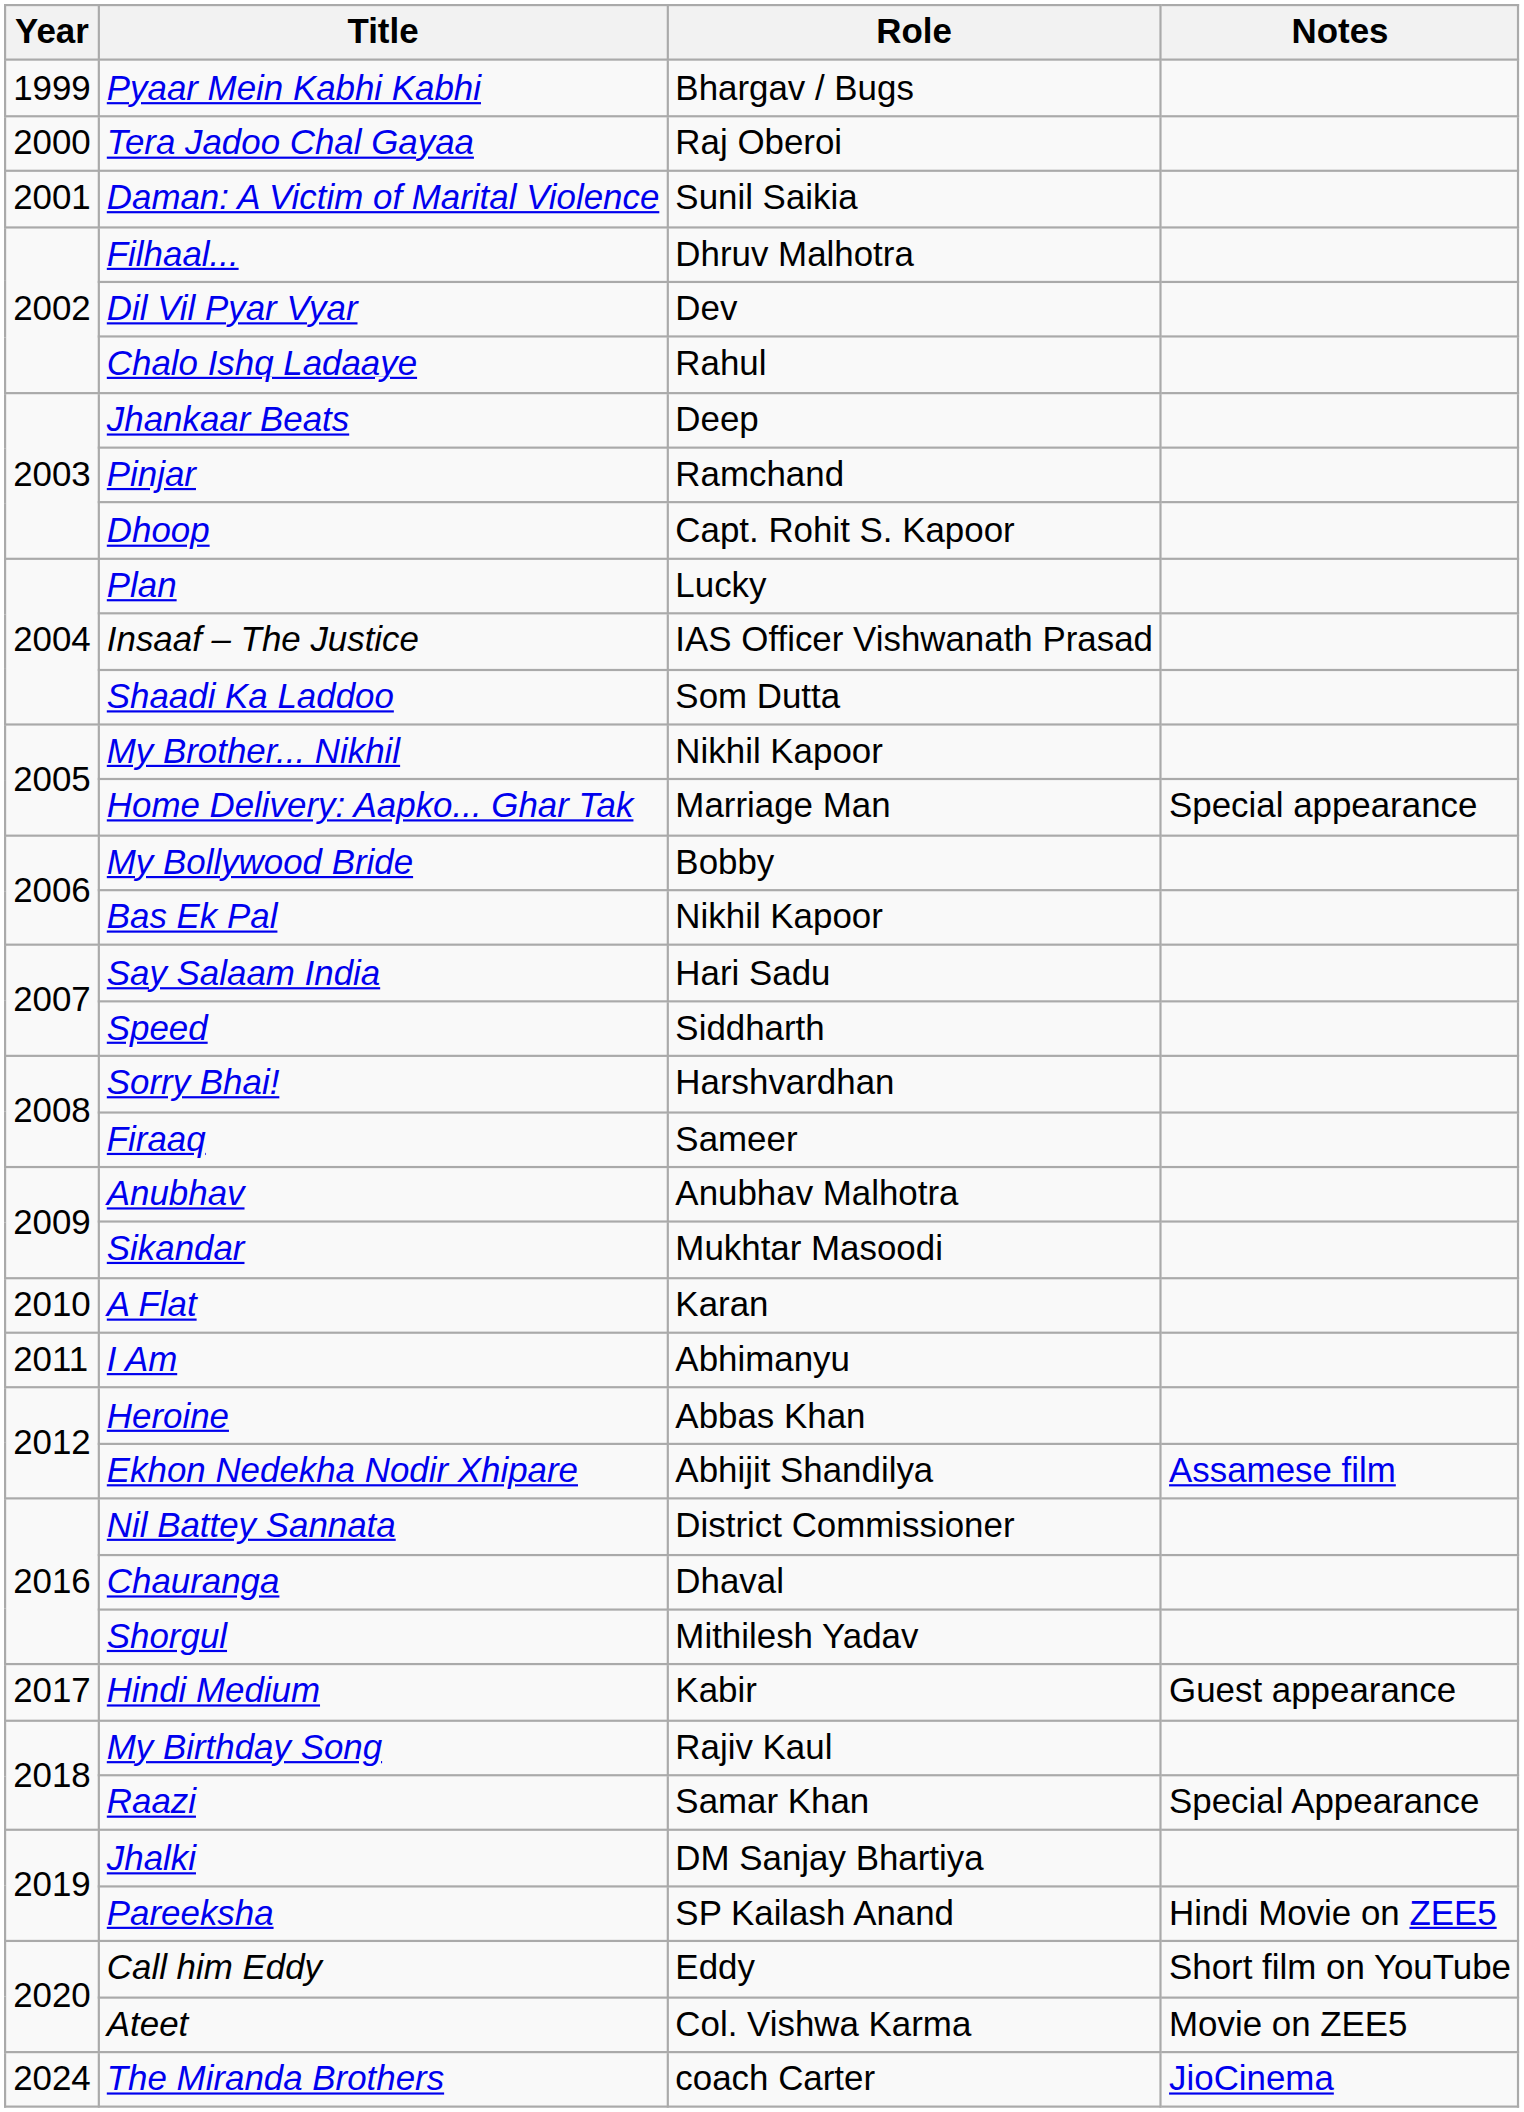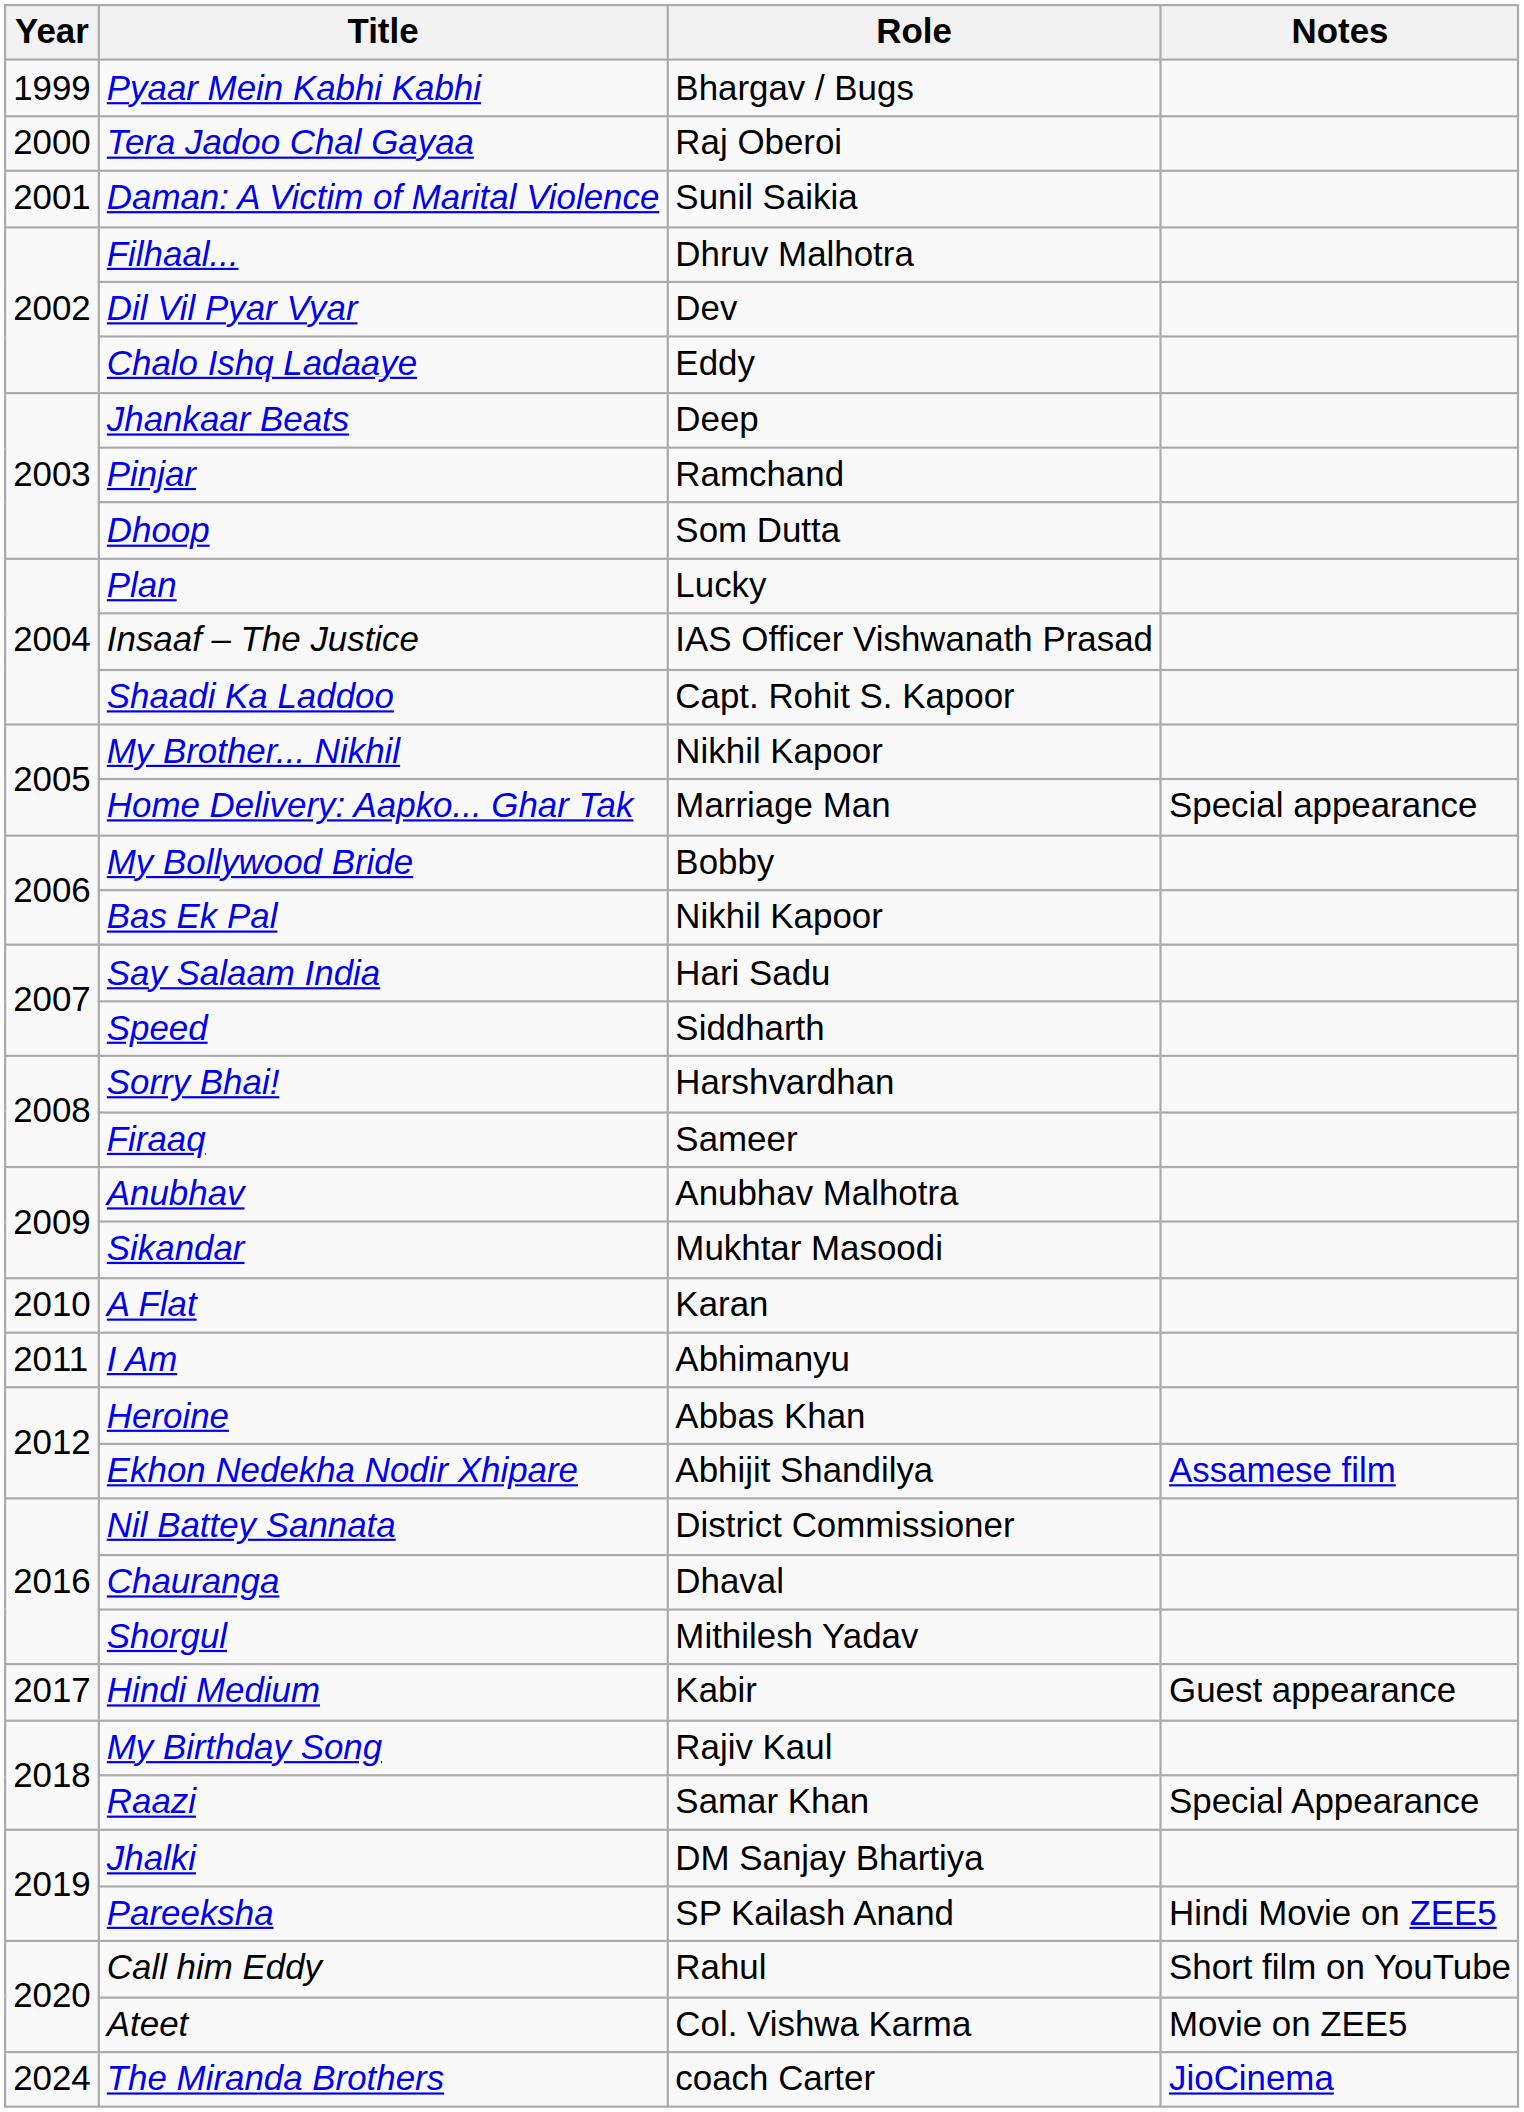(721, 364) Rahul -> (715, 364) Eddy
(845, 530) Capt. Rohit S. Kapoor -> (758, 530) Som Dutta
(758, 695) Som Dutta -> (845, 695) Capt. Rohit S. Kapoor
(715, 1968) Eddy -> (721, 1968) Rahul
